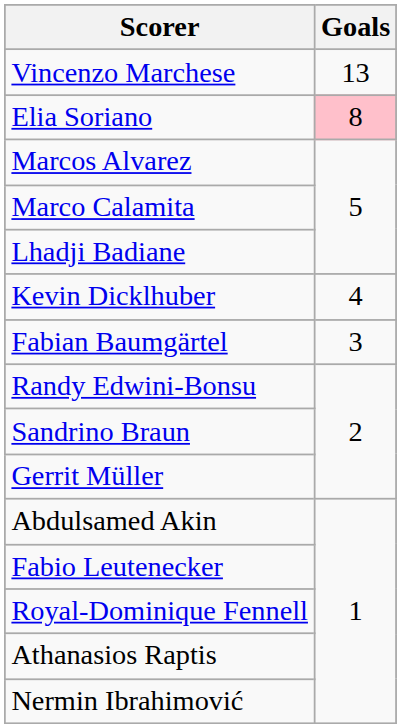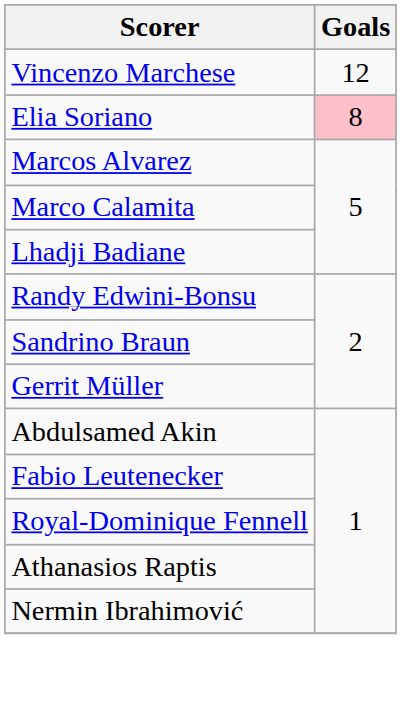(356, 71) 13 -> (356, 71) 12
- row: (113, 296)
- row: (120, 341)
